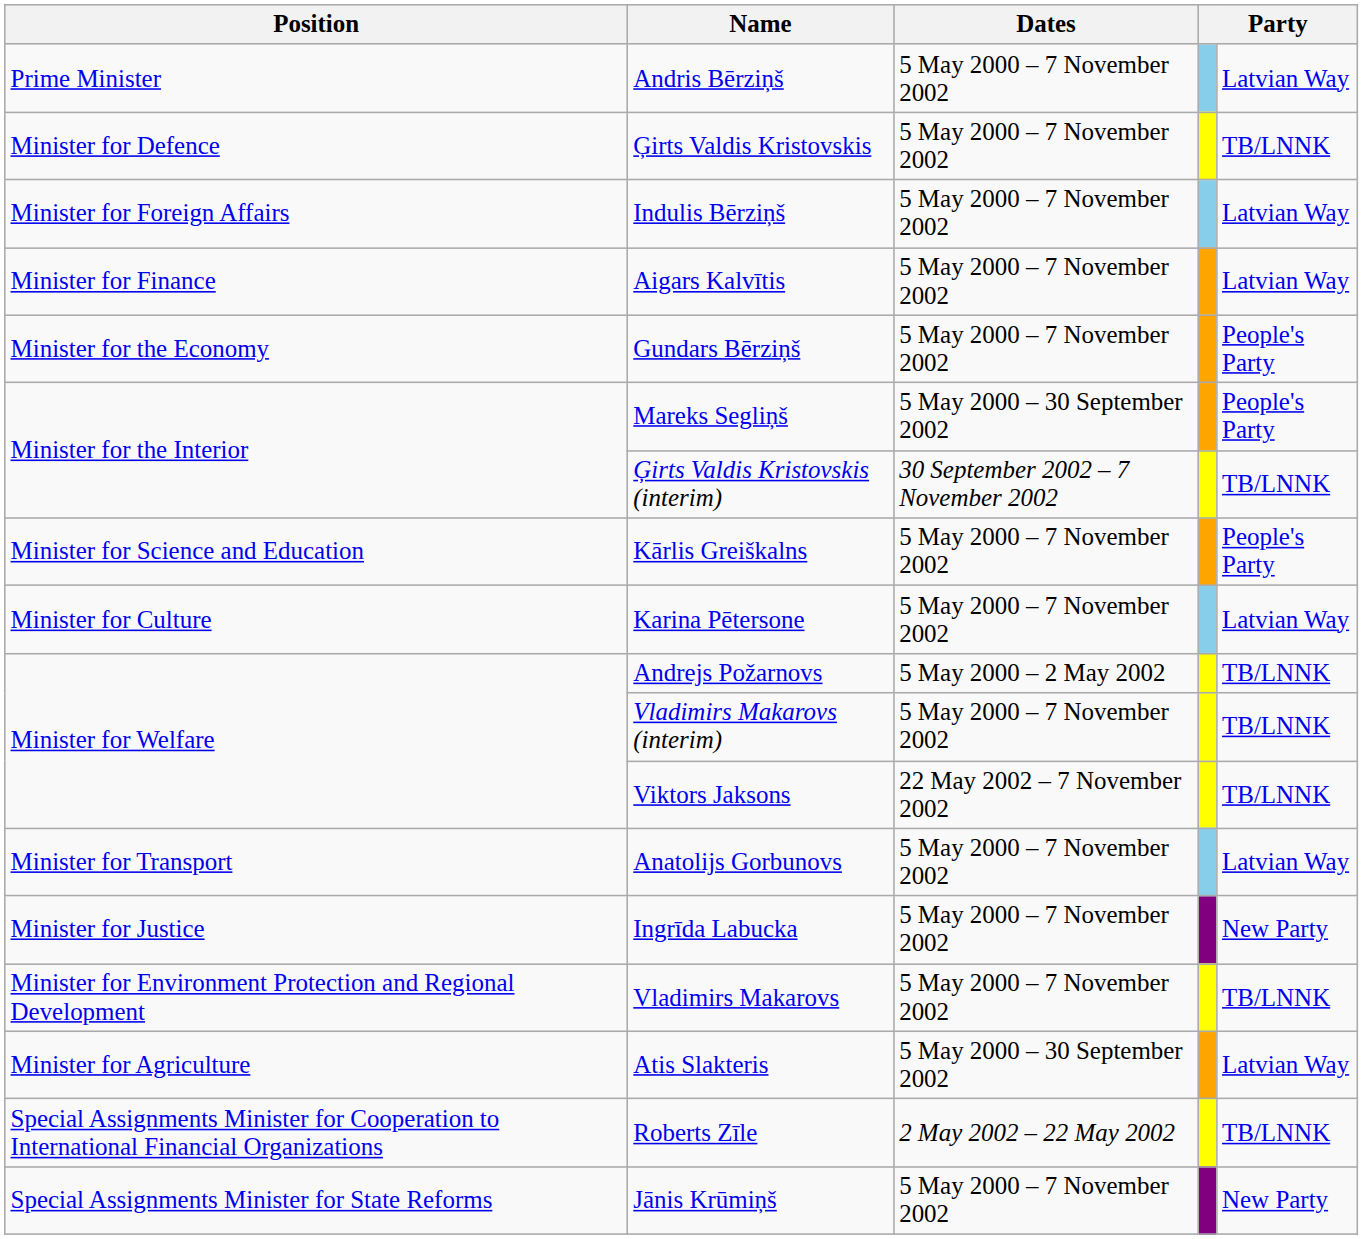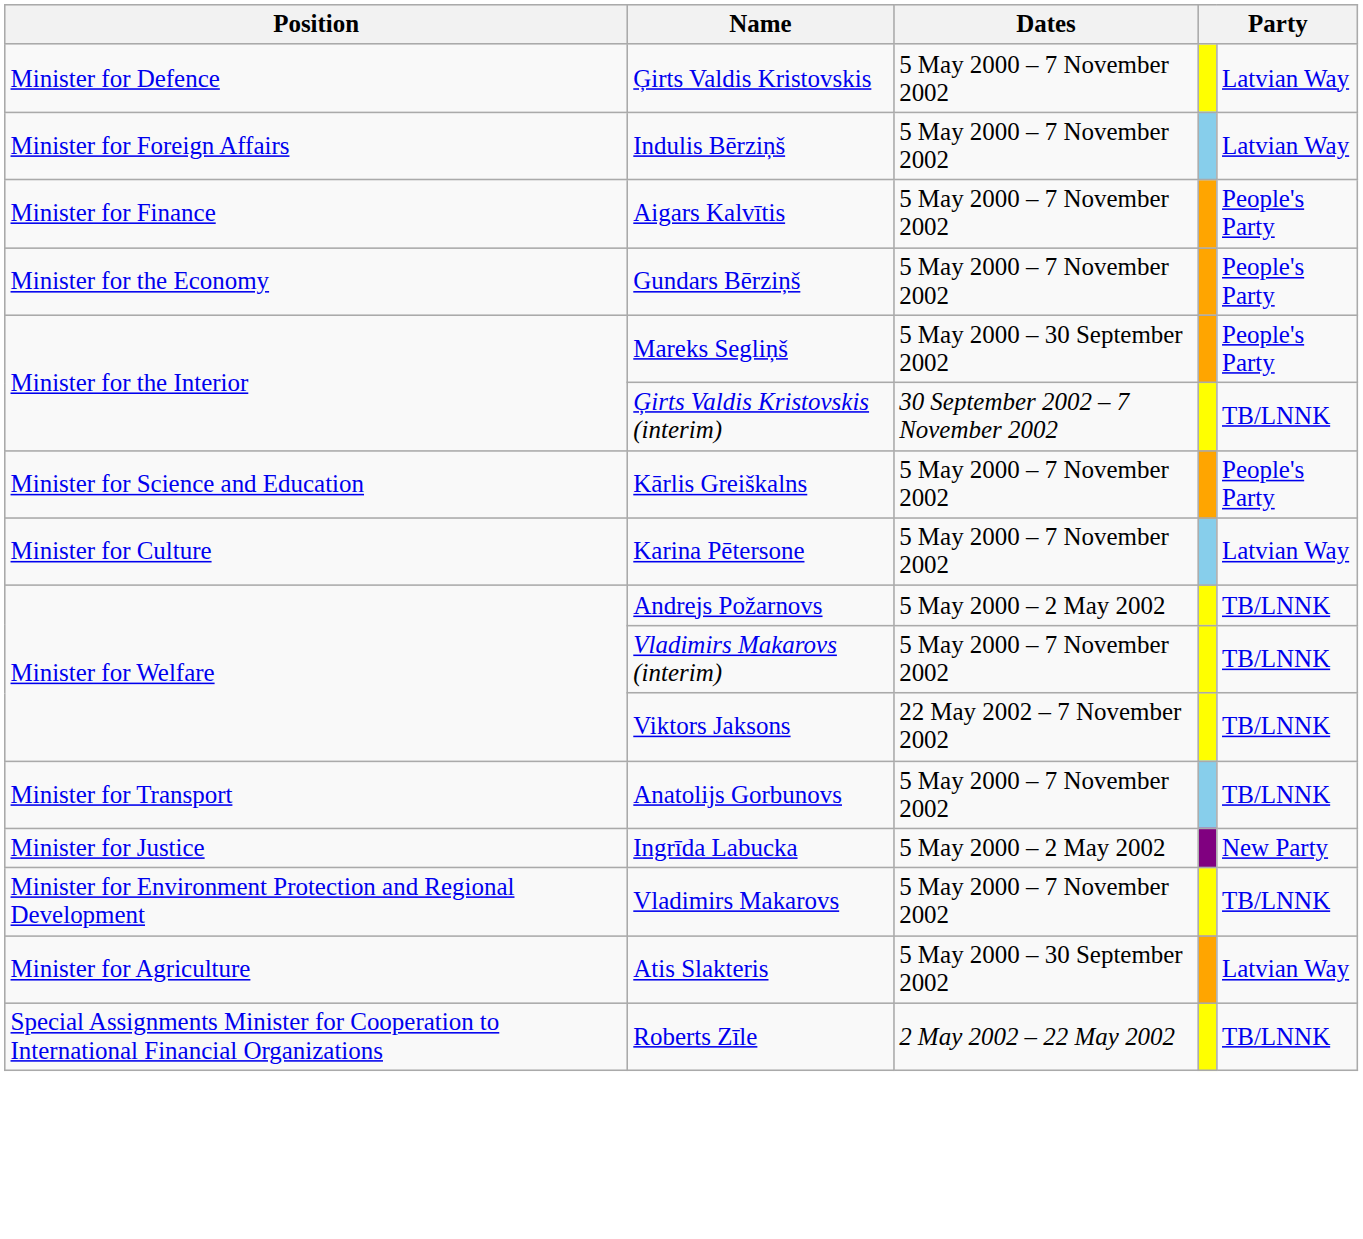- row: (709, 77)
(1276, 145) TB/LNNK -> (1286, 77) Latvian Way
(1286, 280) Latvian Way -> (1263, 213) People's Party
(1286, 861) Latvian Way -> (1276, 794) TB/LNNK
(1034, 929) 5 May 2000 – 7 November 2002 -> (1032, 847) 5 May 2000 – 2 May 2002
- row: (705, 1200)
